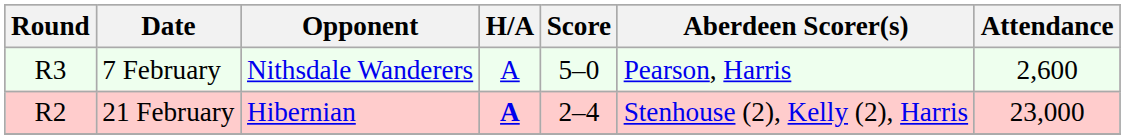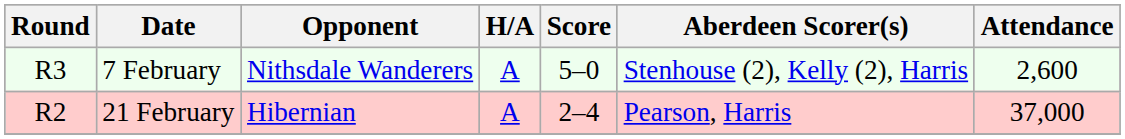(707, 69) Pearson, Harris -> (796, 69) Stenhouse (2), Kelly (2), Harris
(510, 112) bold -> (510, 112) normal
(796, 112) Stenhouse (2), Kelly (2), Harris -> (707, 112) Pearson, Harris
(1047, 112) 23,000 -> (1047, 112) 37,000
